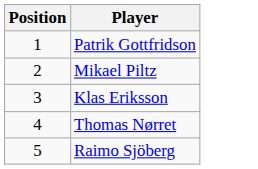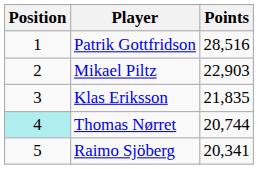+ column: (227, 17)
(37, 124) no background -> (37, 124) paleturquoise background
